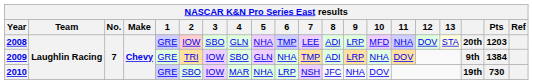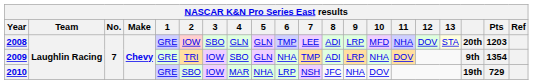(263, 42) NHA -> (263, 42) GLN
(497, 57) 1384 -> (497, 57) 1354
(497, 72) 730 -> (497, 72) 729
